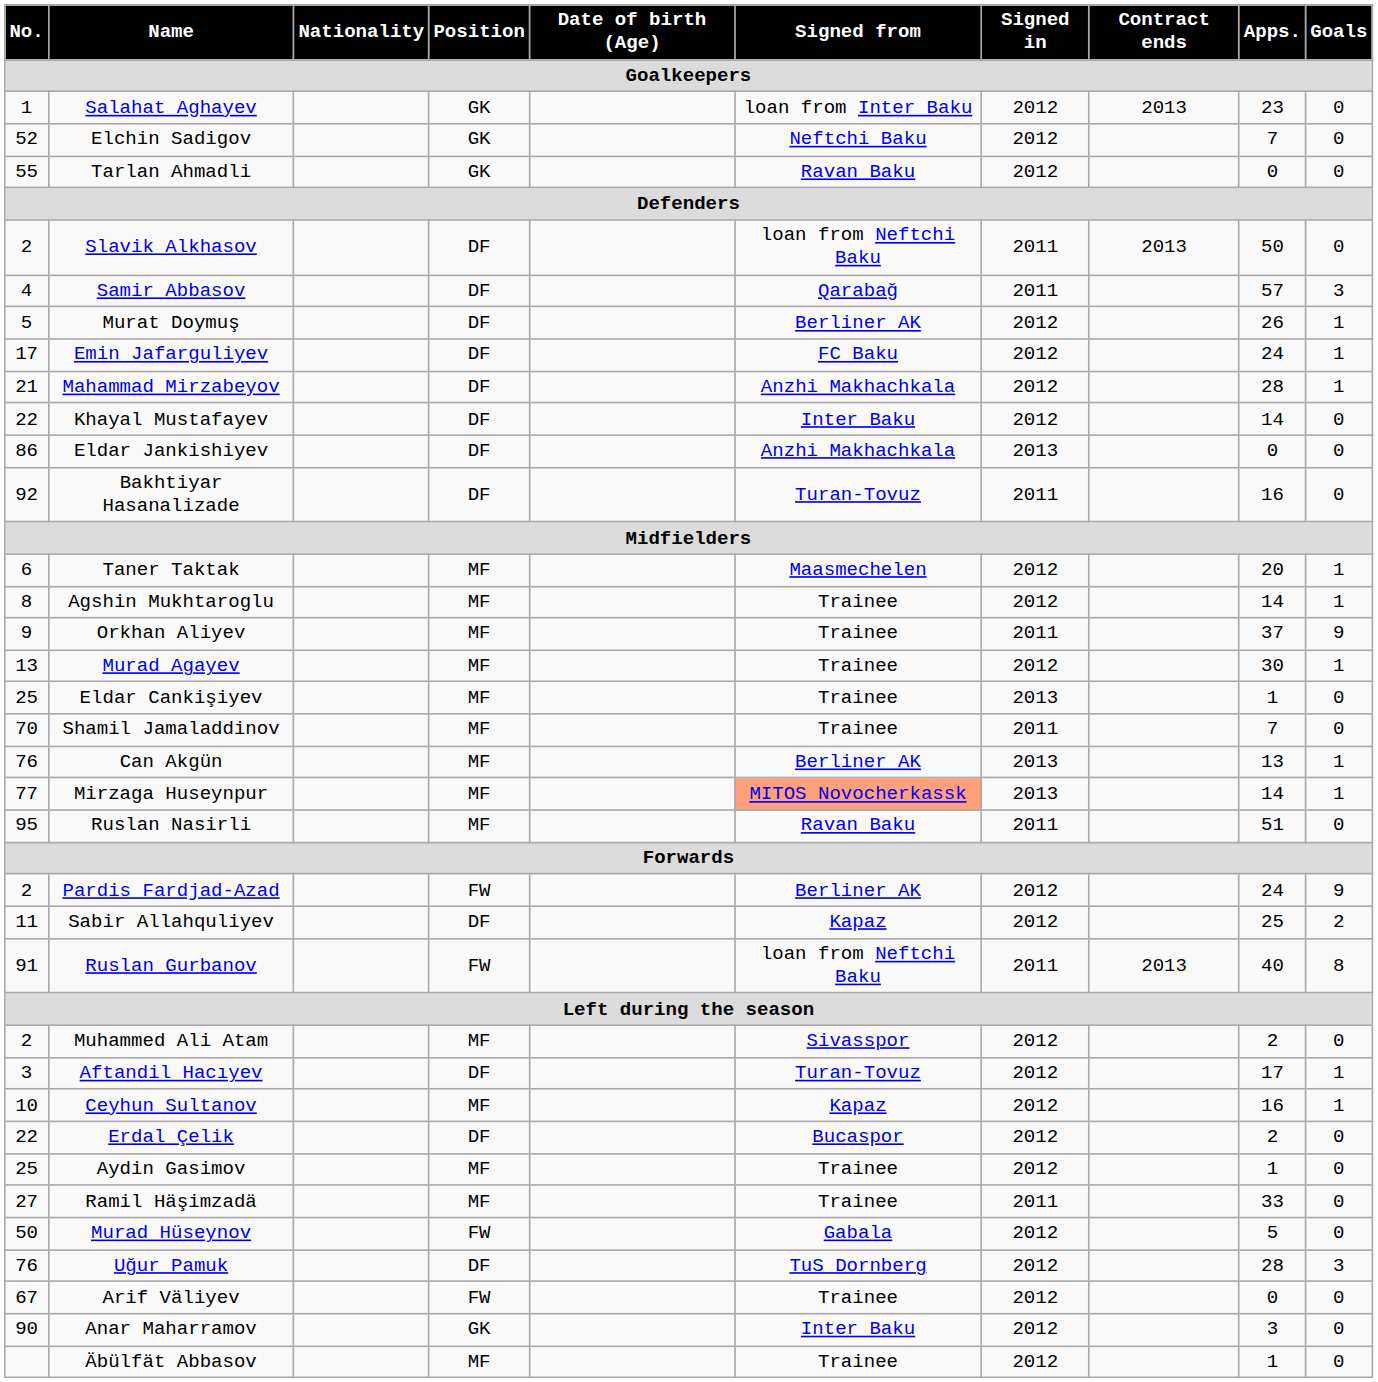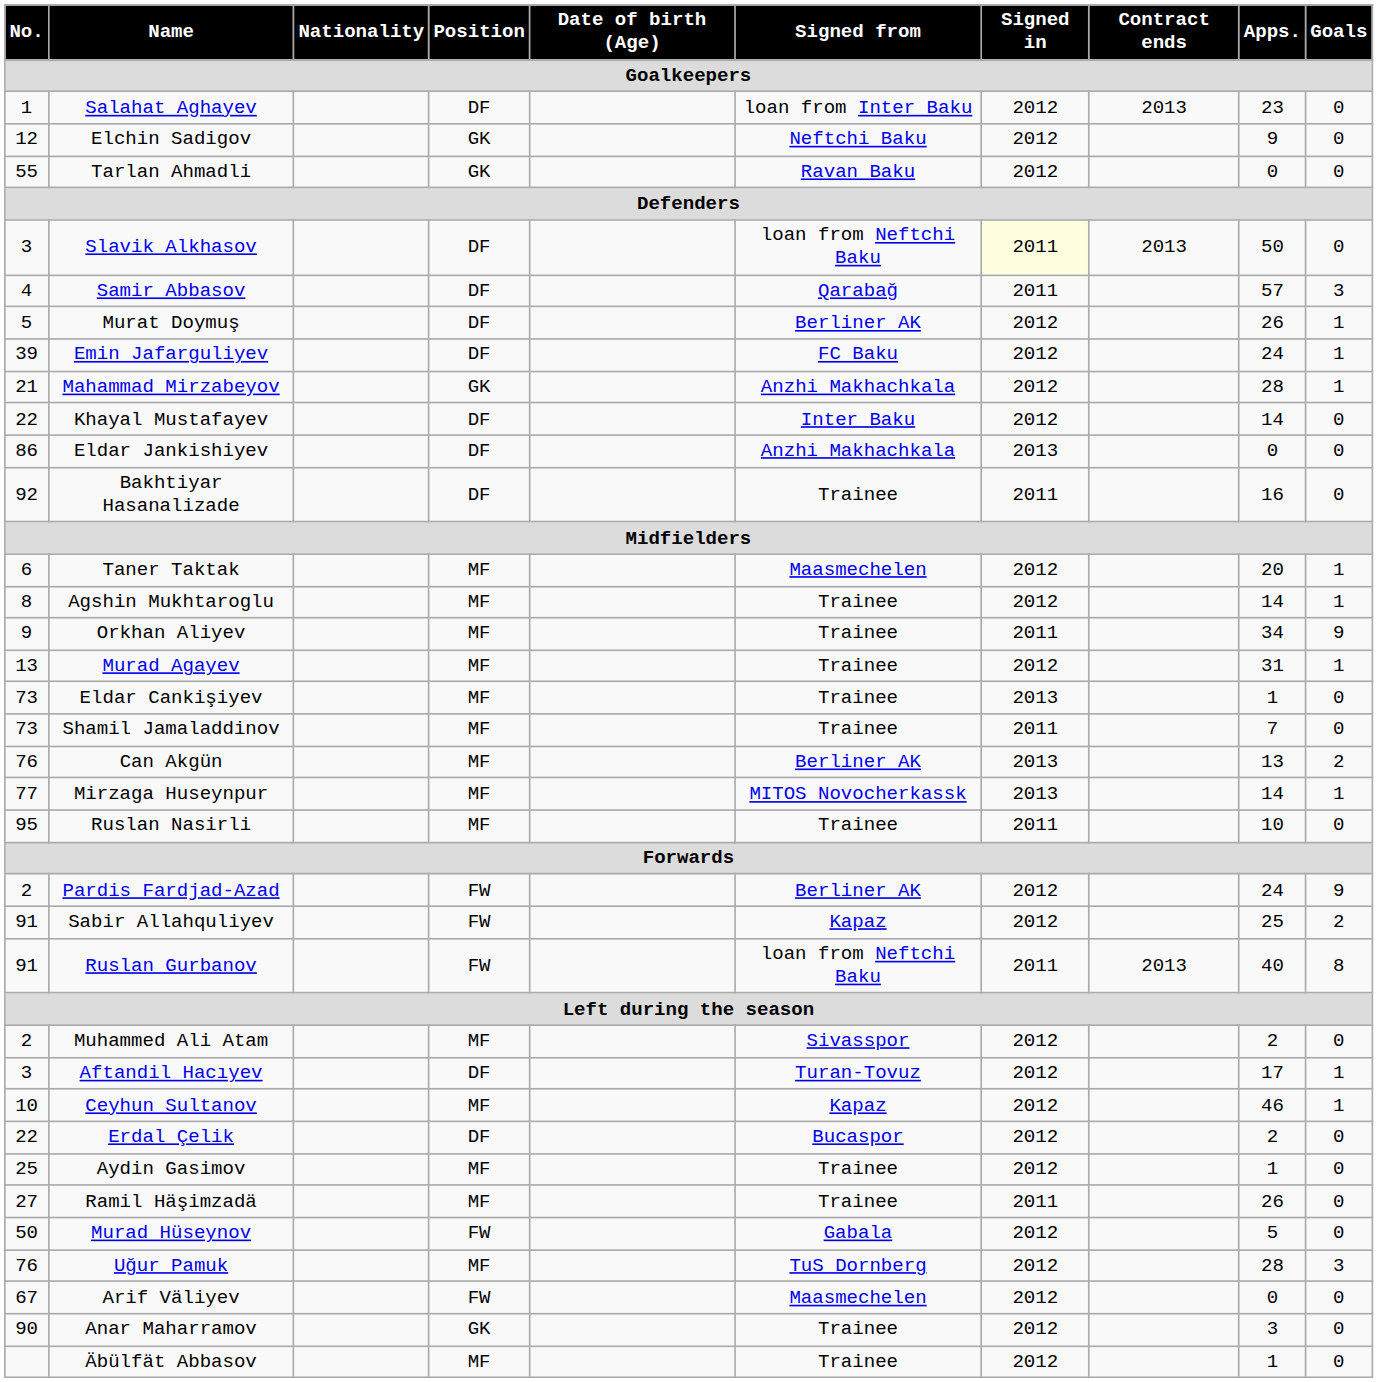(479, 107) GK -> (479, 107) DF
(27, 139) 52 -> (27, 139) 12
(1272, 139) 7 -> (1272, 139) 9
(27, 247) 2 -> (27, 247) 3
(1035, 247) no background -> (1035, 247) lightyellow background
(27, 355) 17 -> (27, 355) 39
(479, 387) DF -> (479, 387) GK
(858, 494) Turan-Tovuz -> (858, 494) Trainee
(1272, 634) 37 -> (1272, 634) 34
(1272, 666) 30 -> (1272, 666) 31
(27, 698) 25 -> (27, 698) 73
(27, 730) 70 -> (27, 730) 73
(1339, 762) 1 -> (1339, 762) 2
(858, 794) lightsalmon background -> (858, 794) no background
(858, 826) Ravan Baku -> (858, 826) Trainee
(1272, 826) 51 -> (1272, 826) 10
(27, 922) 11 -> (27, 922) 91
(479, 922) DF -> (479, 922) FW
(1272, 1105) 16 -> (1272, 1105) 46
(1272, 1201) 33 -> (1272, 1201) 26
(479, 1265) DF -> (479, 1265) MF
(858, 1297) Trainee -> (858, 1297) Maasmechelen
(858, 1329) Inter Baku -> (858, 1329) Trainee
